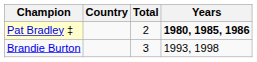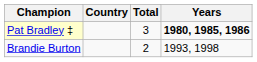(146, 30) 2 -> (146, 30) 3
(146, 48) 3 -> (146, 48) 2
